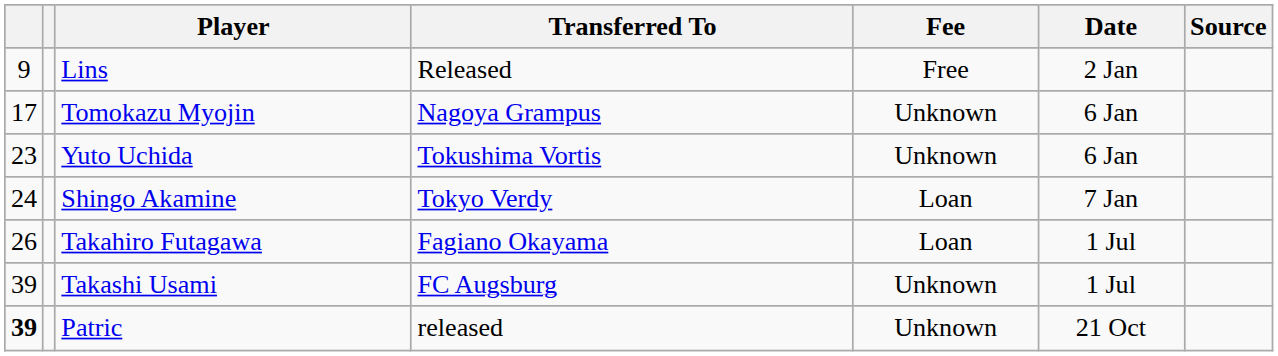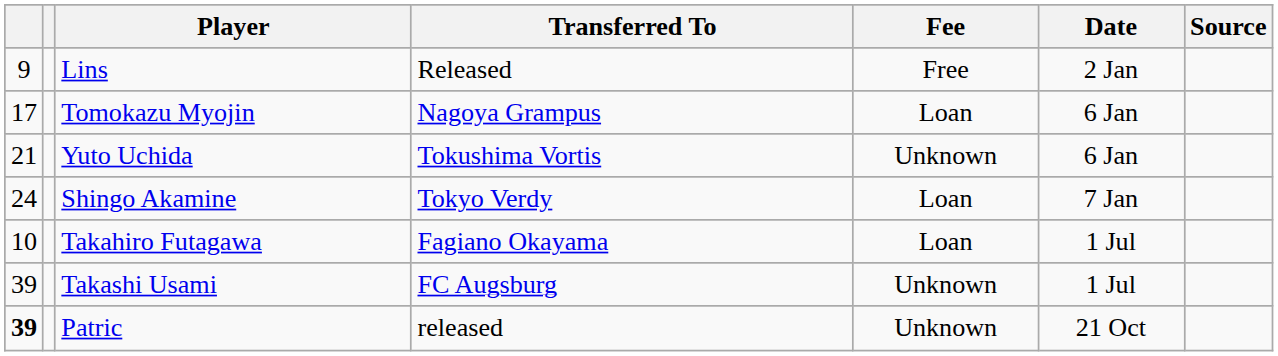(946, 112) Unknown -> (946, 112) Loan
(24, 155) 23 -> (24, 155) 21
(24, 241) 26 -> (24, 241) 10
